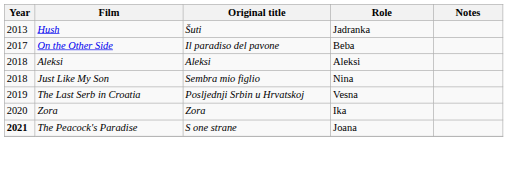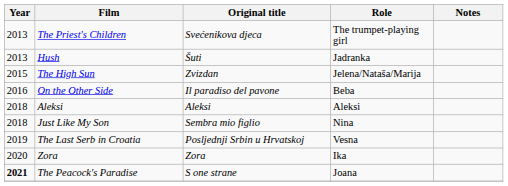+ row: (82, 35)
+ row: (66, 73)
(17, 45) 2017 -> (17, 90) 2016
